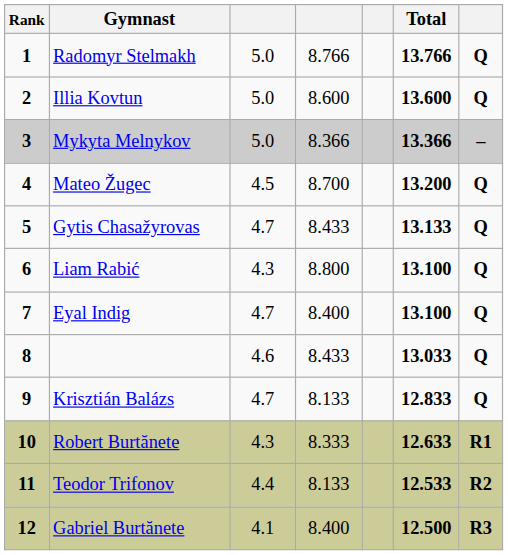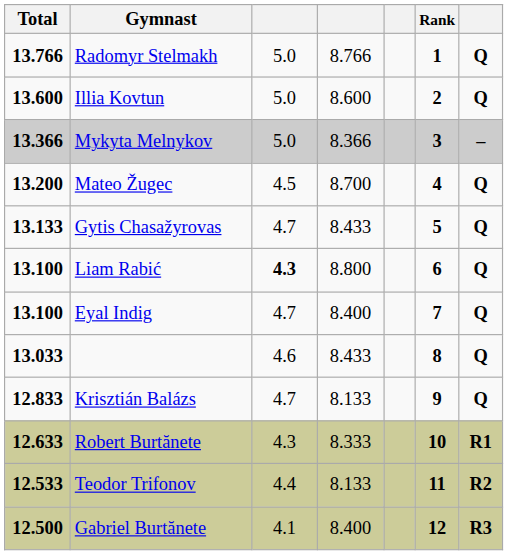columns swapped: (27, 20) <-> (426, 19)
(263, 270) normal -> (285, 270) bold
